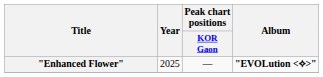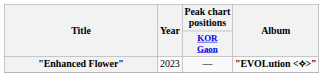(170, 64) 2025 -> (170, 64) 2023
